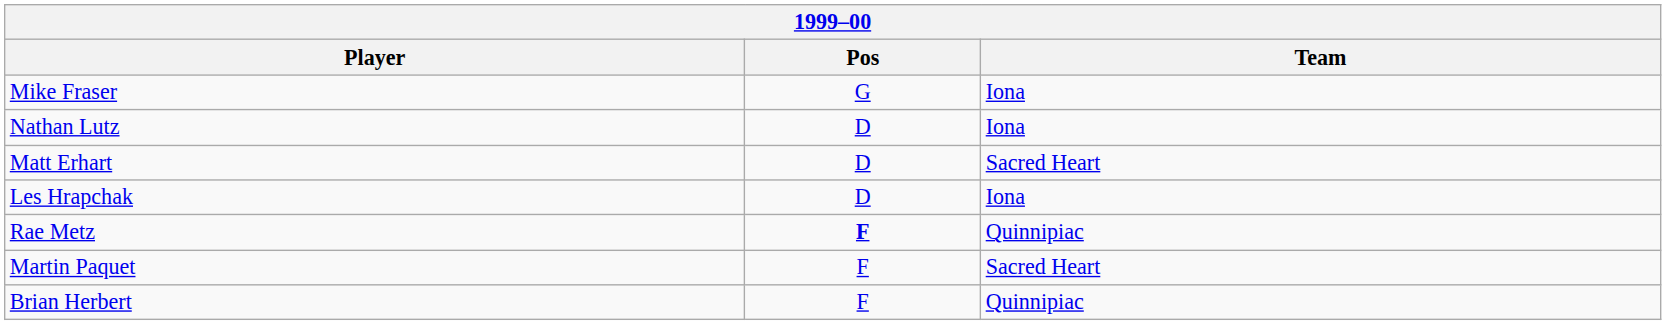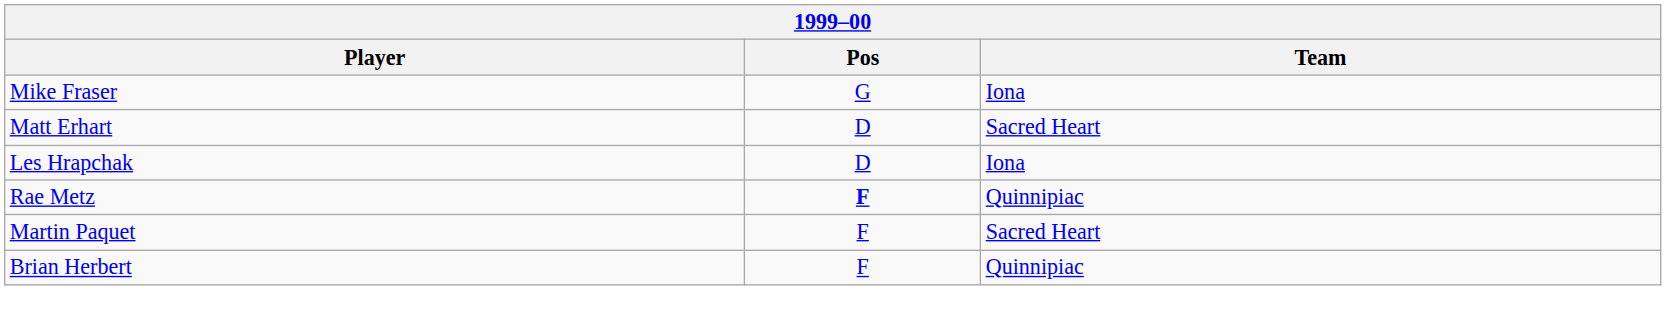- row: (65, 127)
